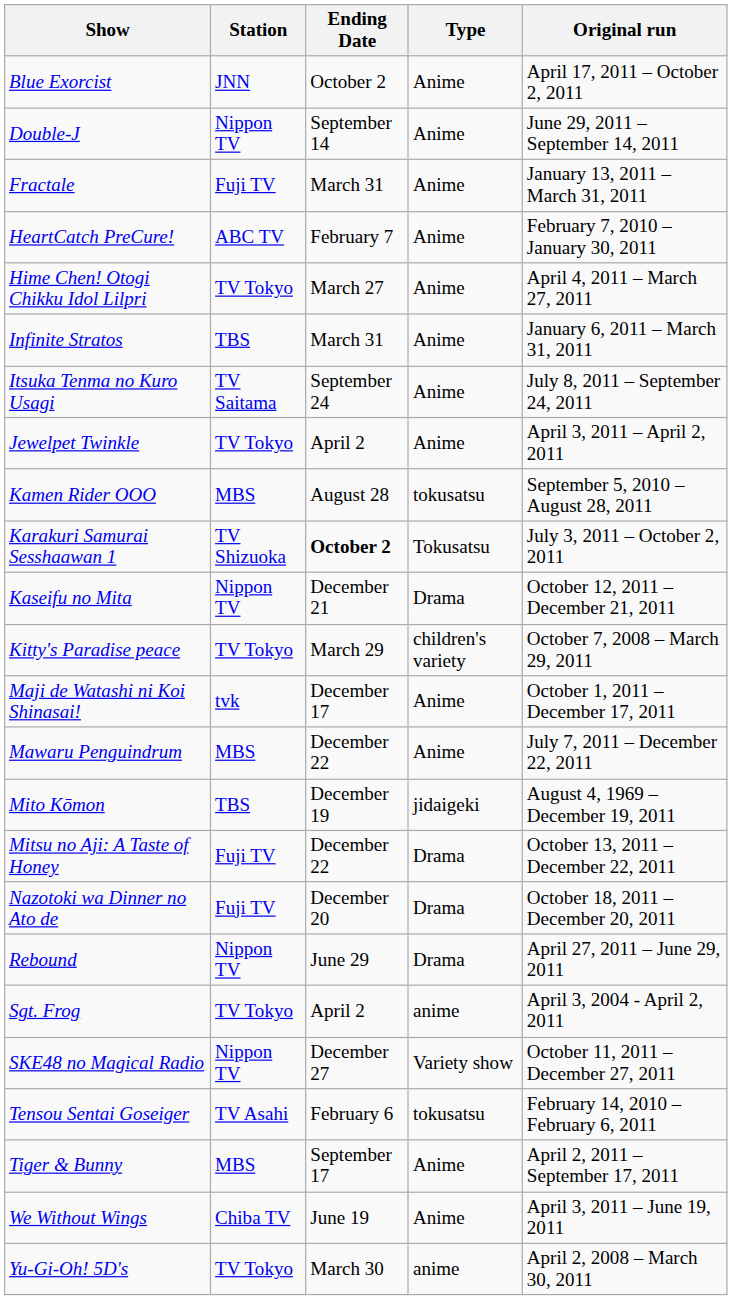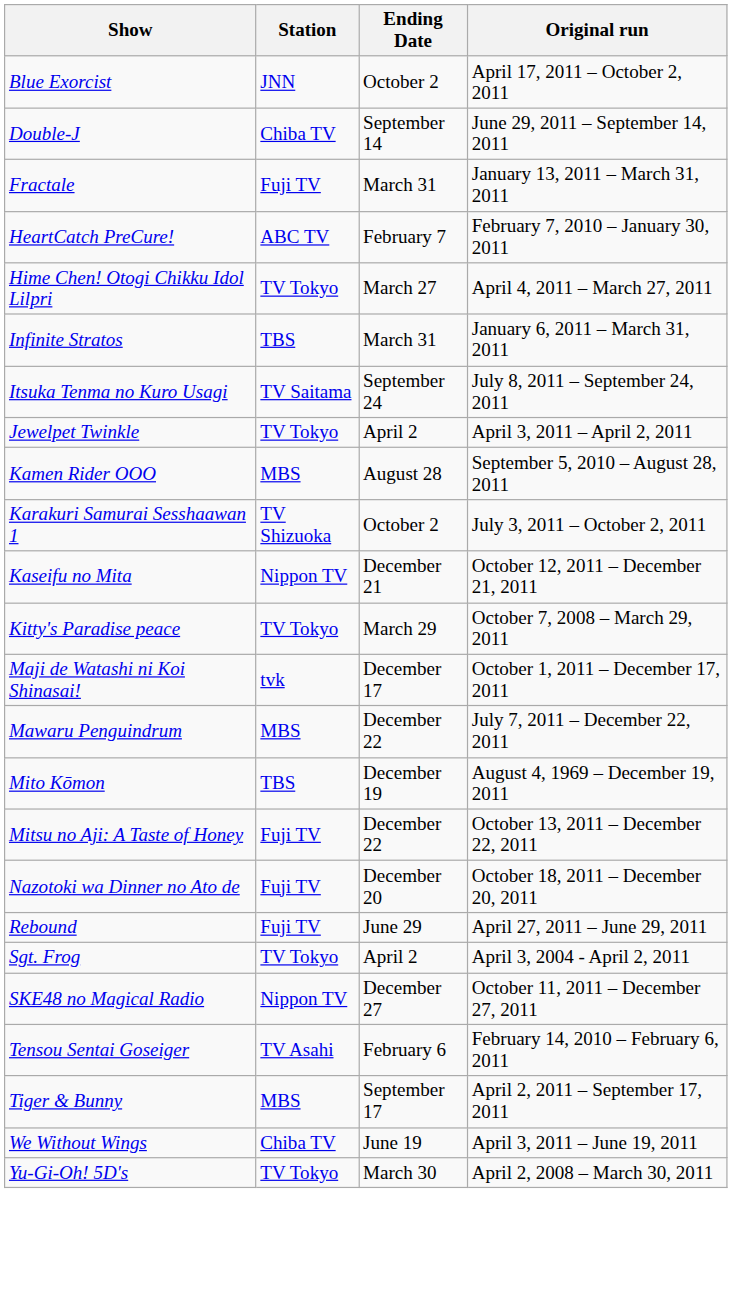- column: (466, 30)
(244, 133) Nippon TV -> (298, 133) Chiba TV
(351, 546) bold -> (401, 525) normal
(244, 959) Nippon TV -> (291, 927) Fuji TV
